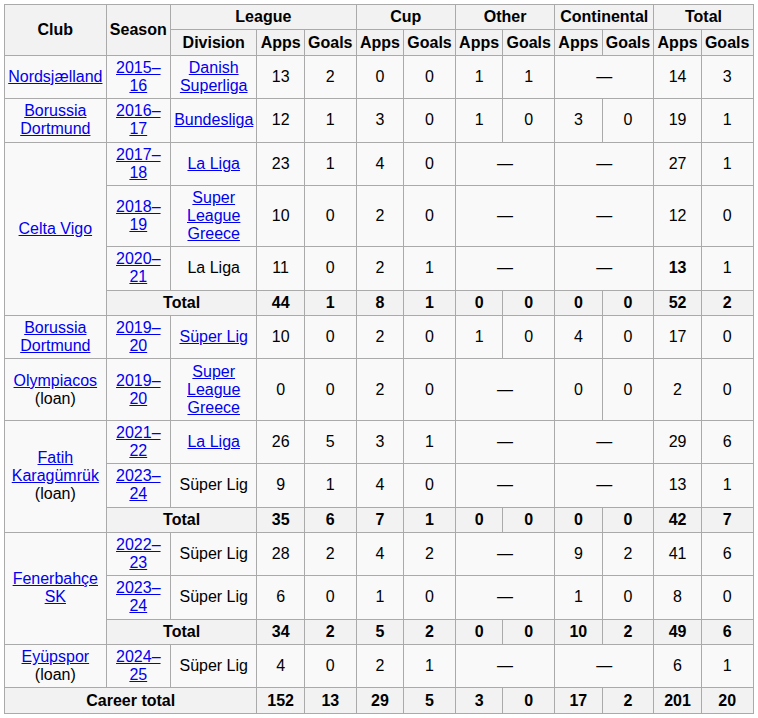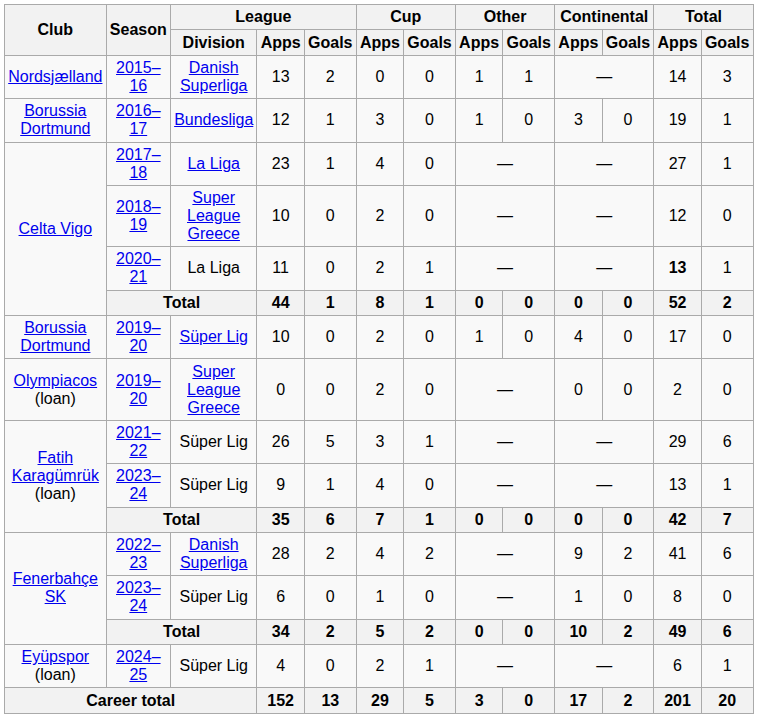(214, 441) La Liga -> (214, 441) Süper Lig
(214, 554) Süper Lig -> (214, 554) Danish Superliga
